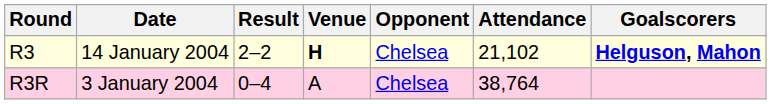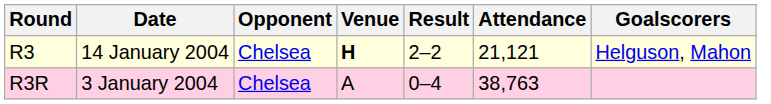columns swapped: (422, 20) <-> (268, 20)
(509, 51) 21,102 -> (509, 51) 21,121
(678, 51) bold -> (673, 51) normal
(509, 83) 38,764 -> (509, 83) 38,763
